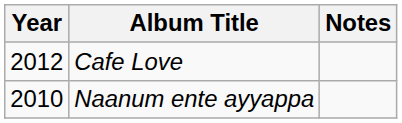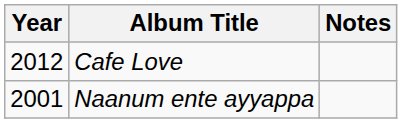(37, 99) 2010 -> (37, 99) 2001
